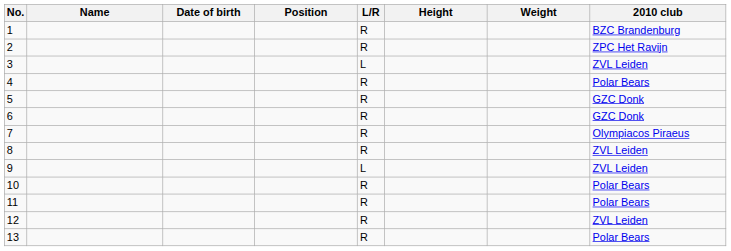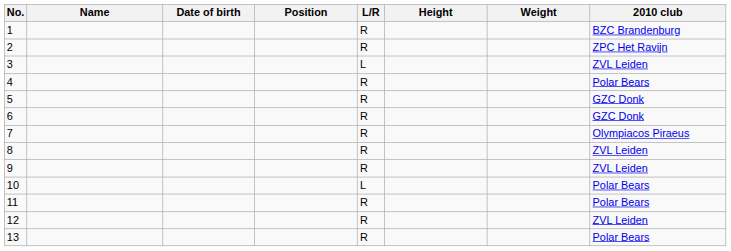(363, 168) L -> (364, 168) R
(364, 185) R -> (363, 185) L
